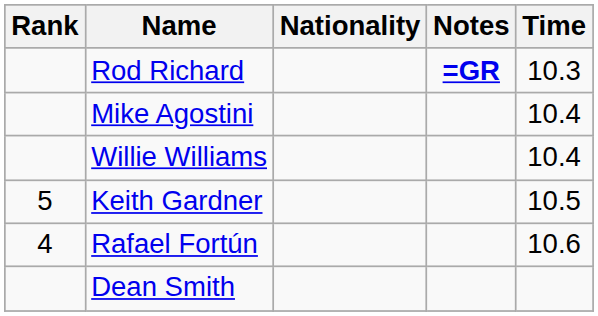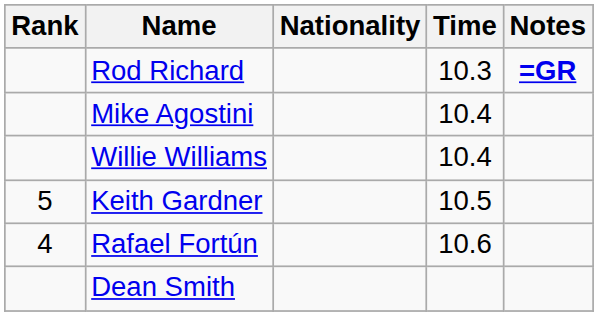columns swapped: (554, 26) <-> (471, 26)
